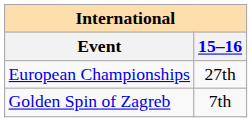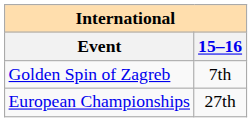rows swapped: (99, 74) <-> (89, 102)
